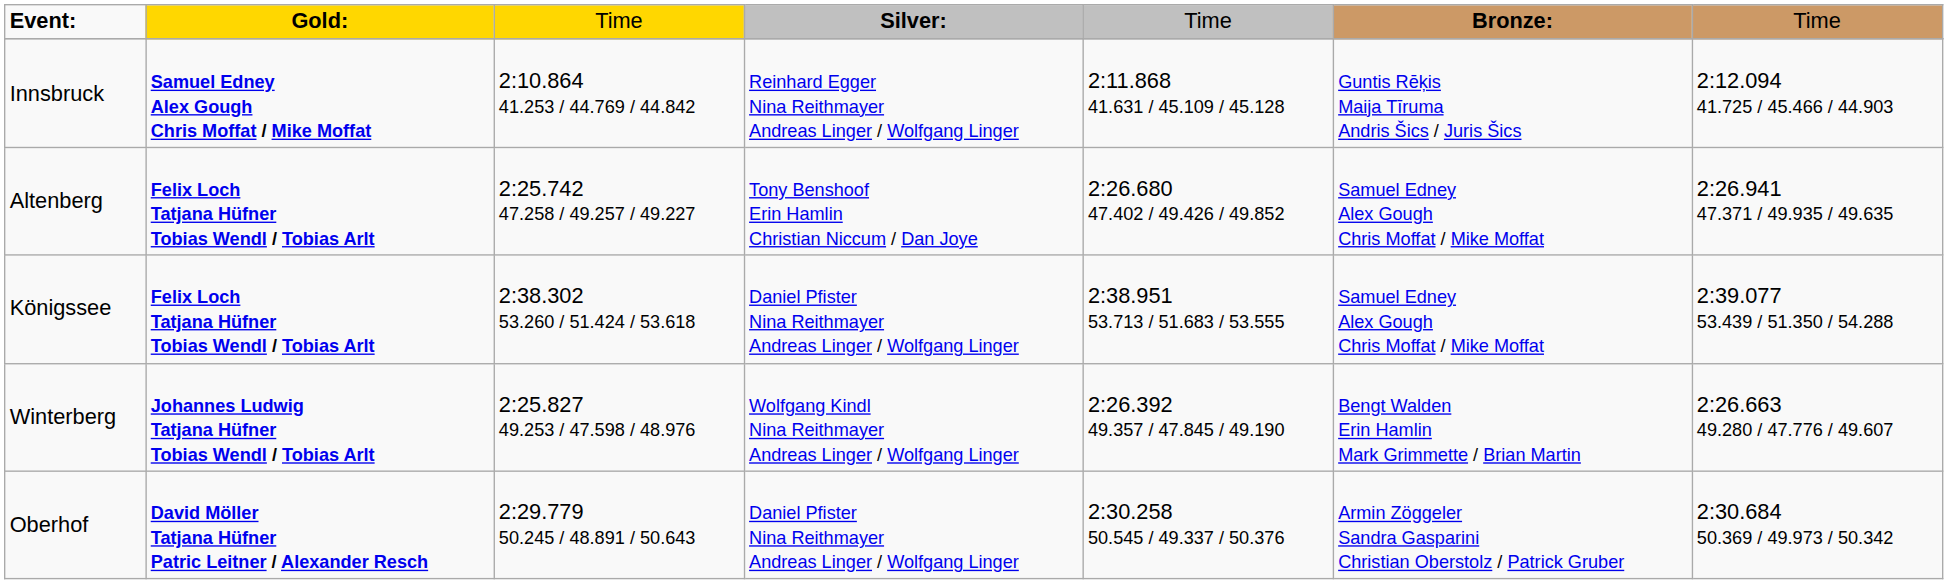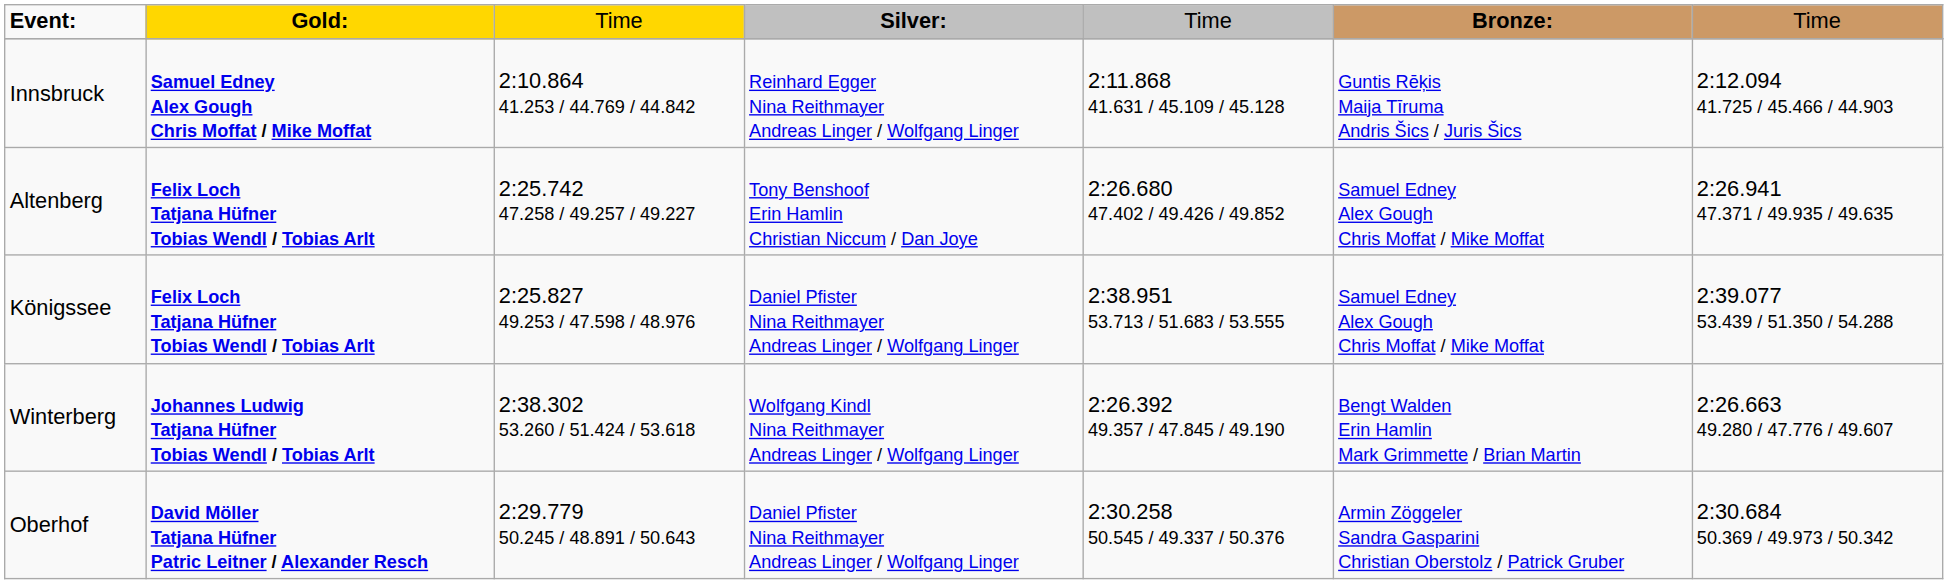(597, 308) 2:38.302 53.260 / 51.424 / 53.618 -> (597, 308) 2:25.827 49.253 / 47.598 / 48.976
(597, 416) 2:25.827 49.253 / 47.598 / 48.976 -> (597, 416) 2:38.302 53.260 / 51.424 / 53.618
